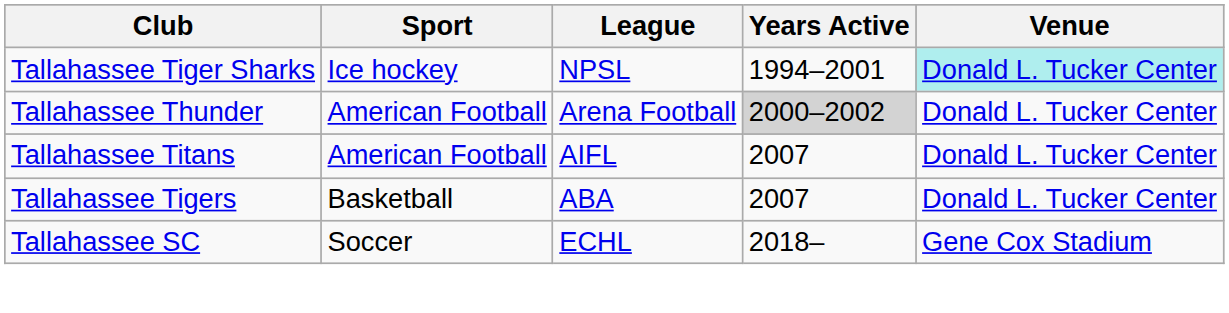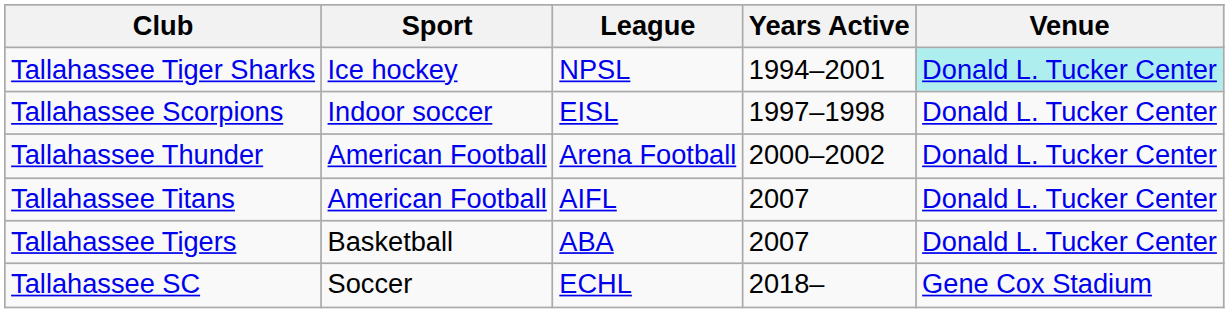+ row: (147, 112)
(817, 112) lightgrey background -> (817, 155) no background
